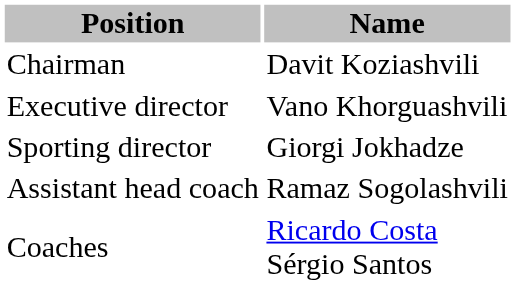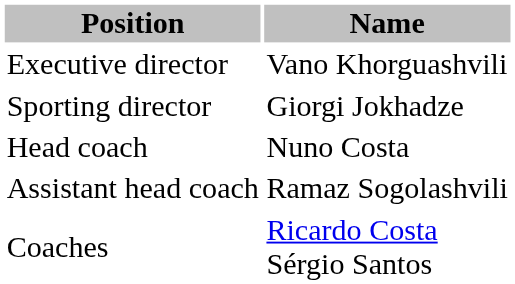- row: (66, 64)
+ row: (77, 147)
